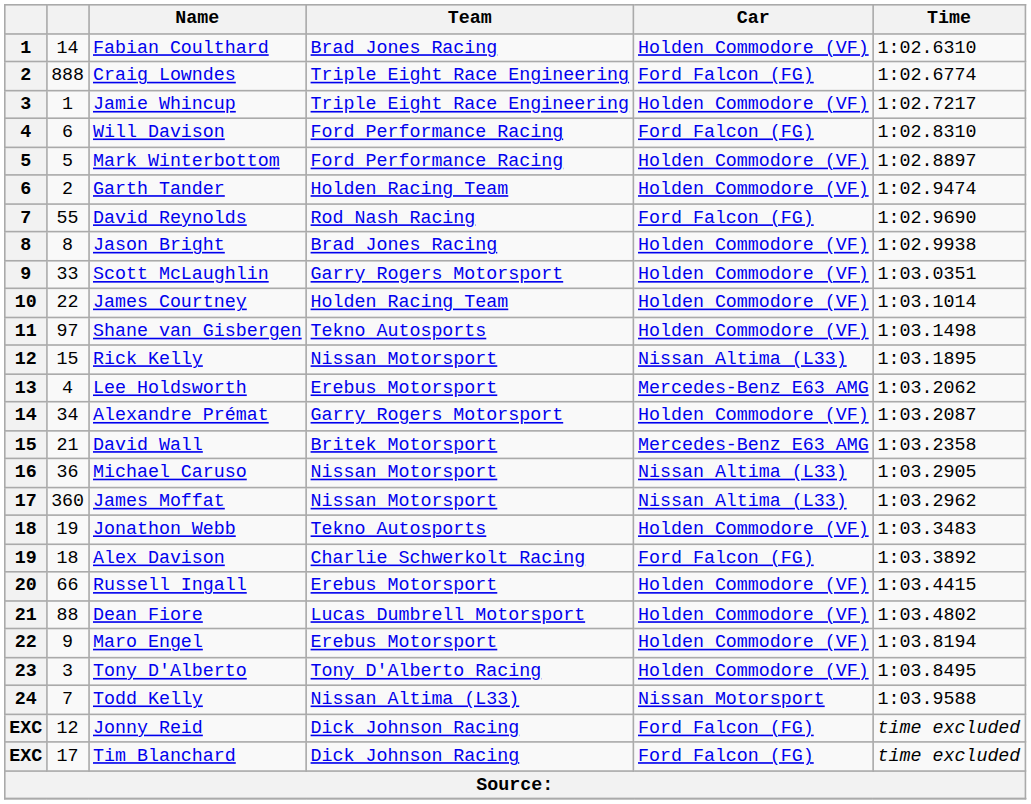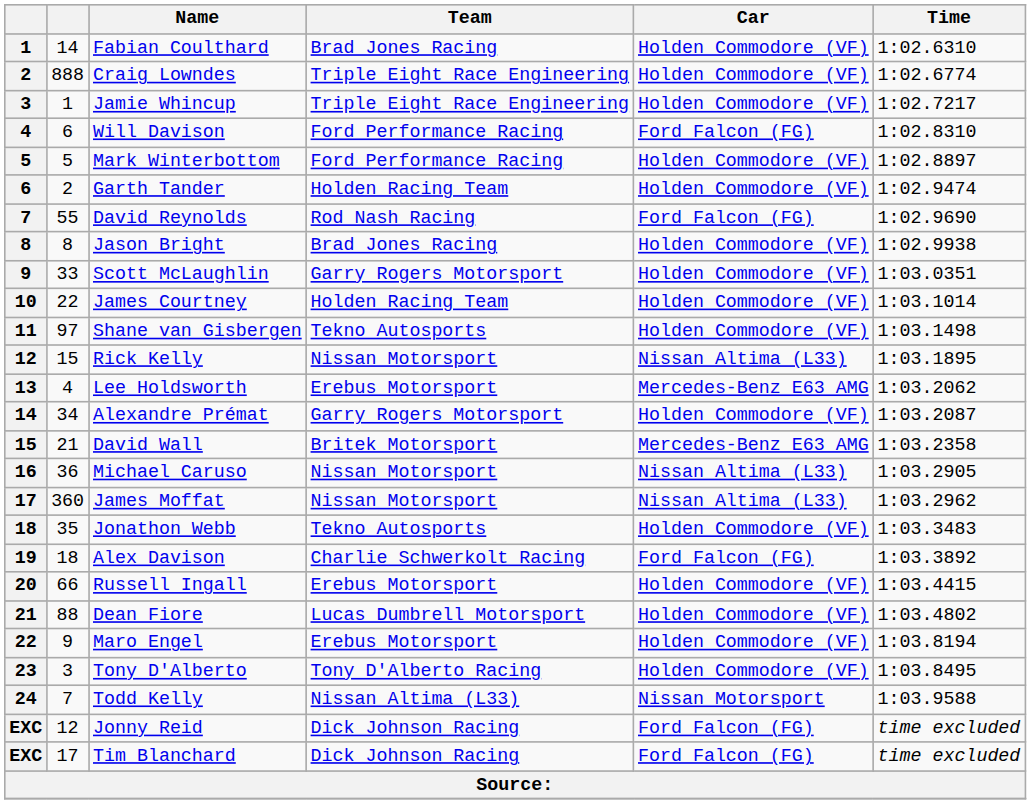(726, 76) Ford Falcon (FG) -> (753, 76) Holden Commodore (VF)
(68, 530) 19 -> (68, 530) 35
